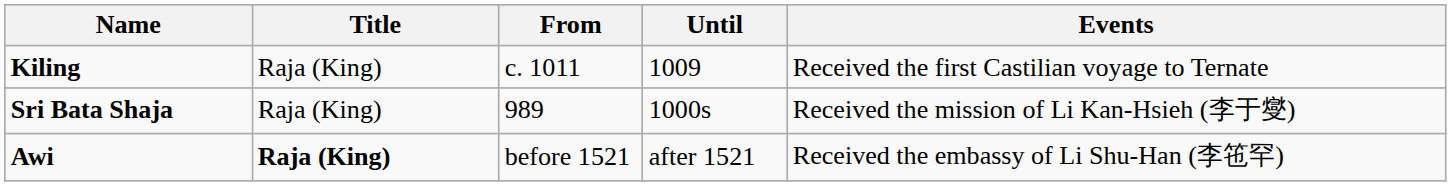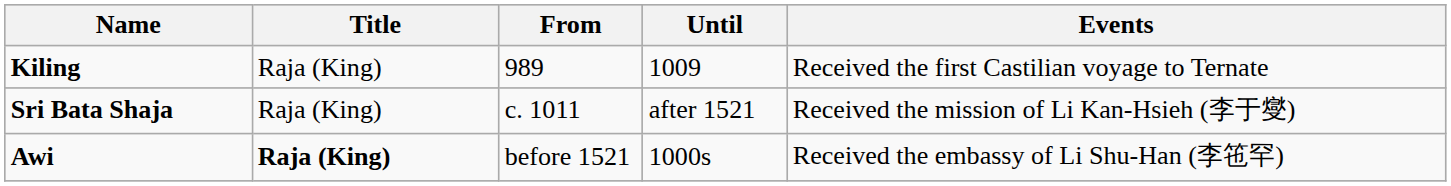(543, 66) c. 1011 -> (524, 66) 989
(524, 110) 989 -> (543, 110) c. 1011
(680, 110) 1000s -> (702, 110) after 1521
(702, 156) after 1521 -> (680, 156) 1000s
